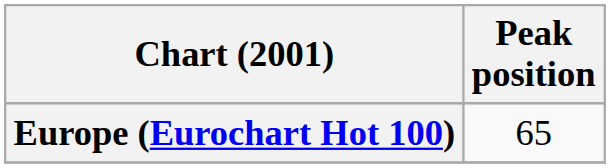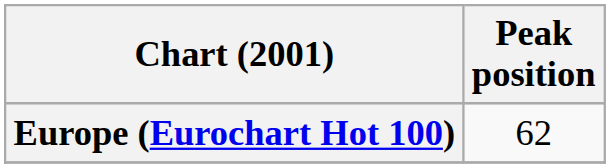(534, 132) 65 -> (534, 132) 62
